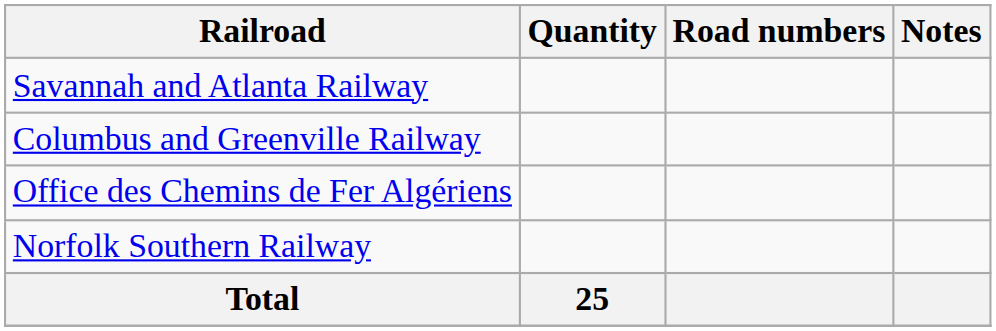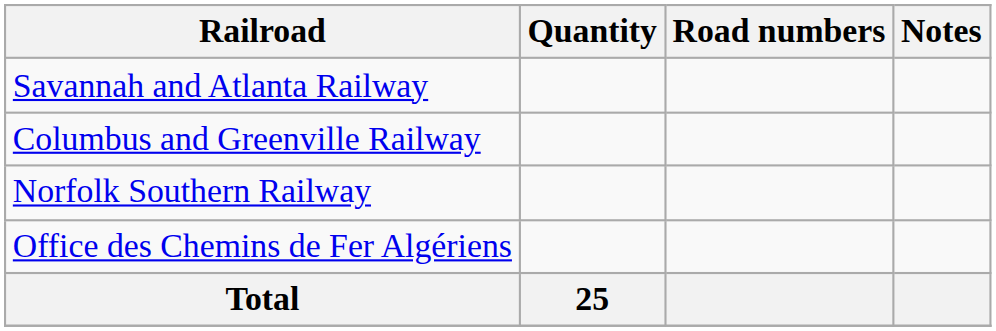rows swapped: (192, 245) <-> (262, 191)
